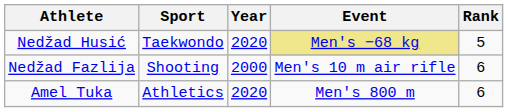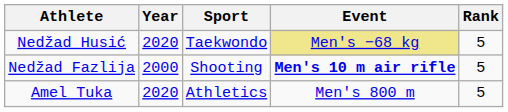columns swapped: (249, 17) <-> (183, 17)
(365, 68) normal -> (365, 68) bold
(481, 68) 6 -> (481, 68) 5
(481, 93) 6 -> (481, 93) 5
